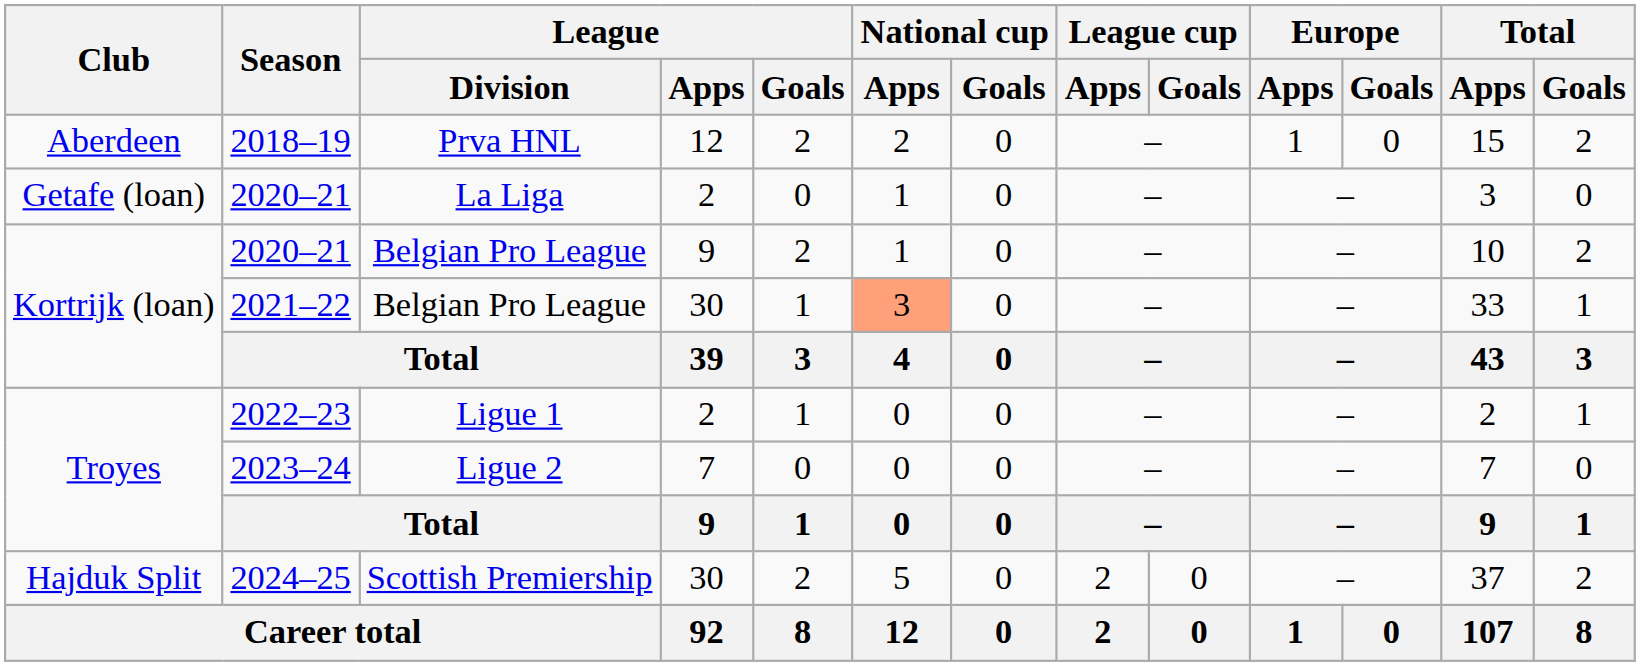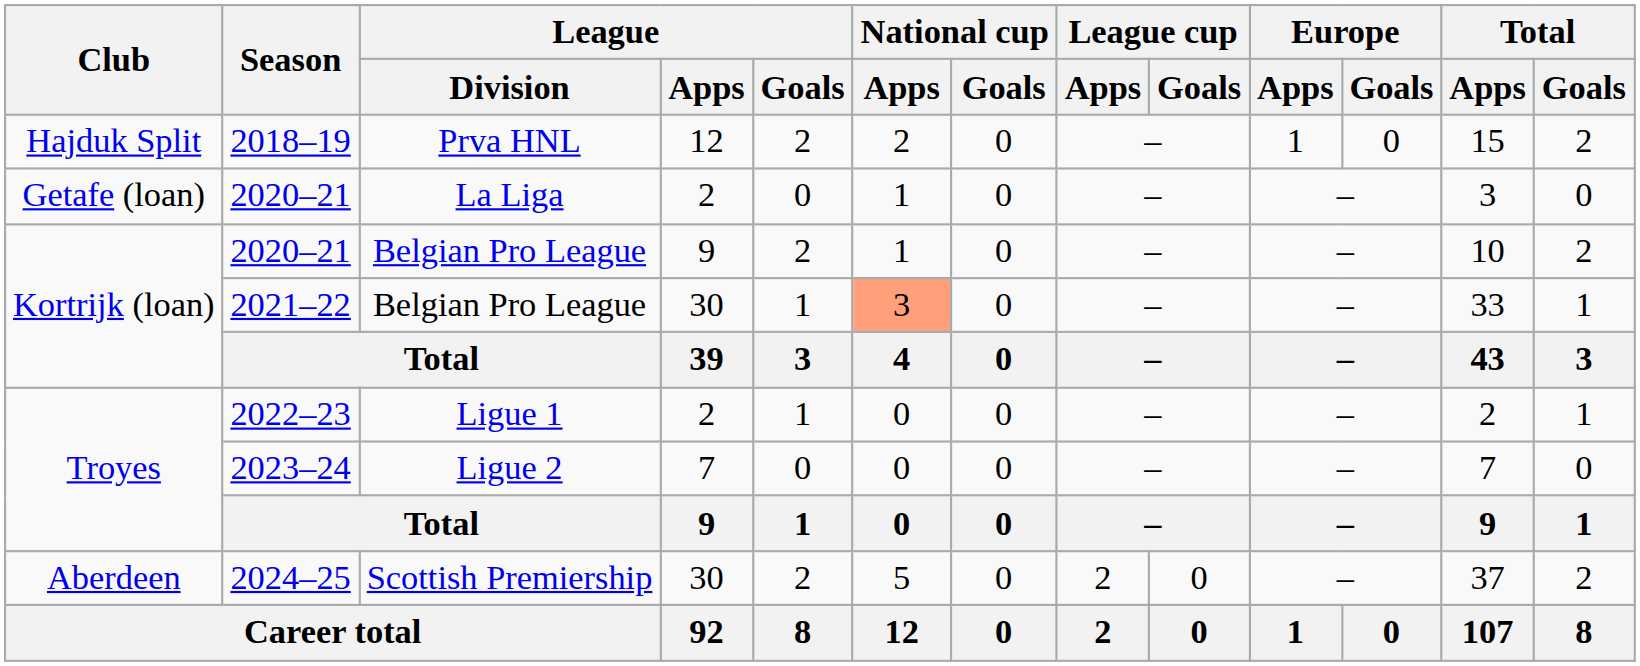(114, 140) Aberdeen -> (114, 140) Hajduk Split
(114, 577) Hajduk Split -> (114, 577) Aberdeen
